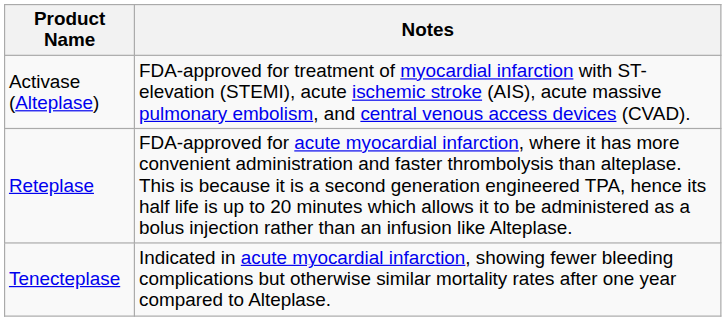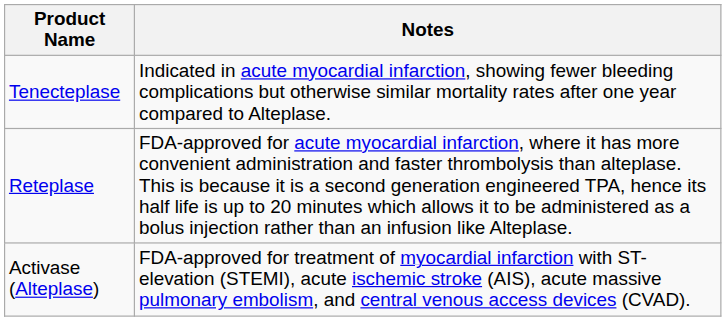rows swapped: (54, 91) <-> (65, 279)
